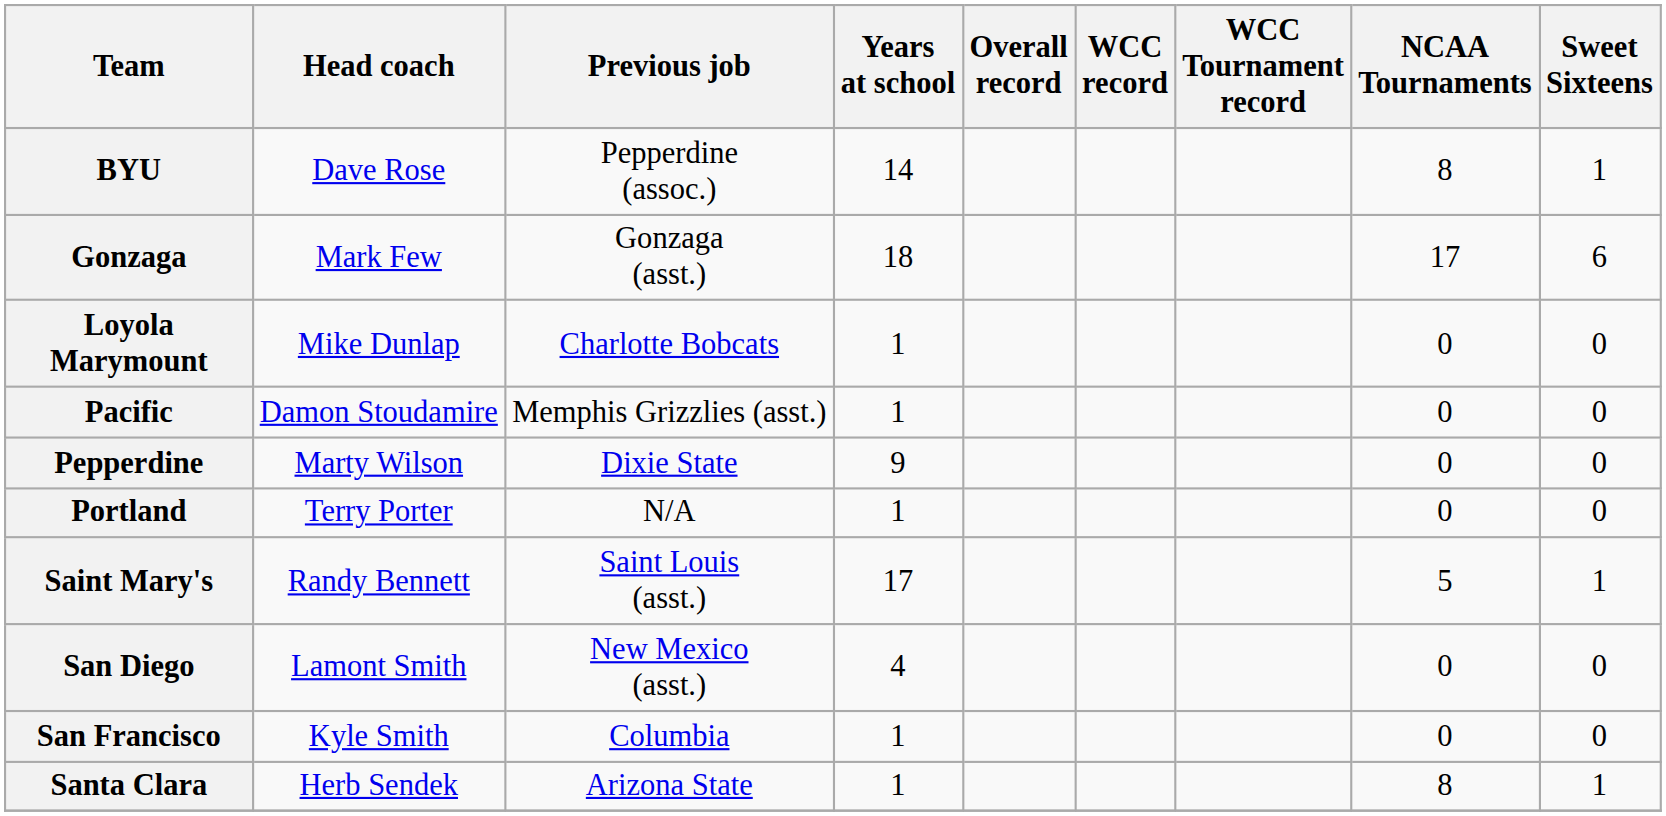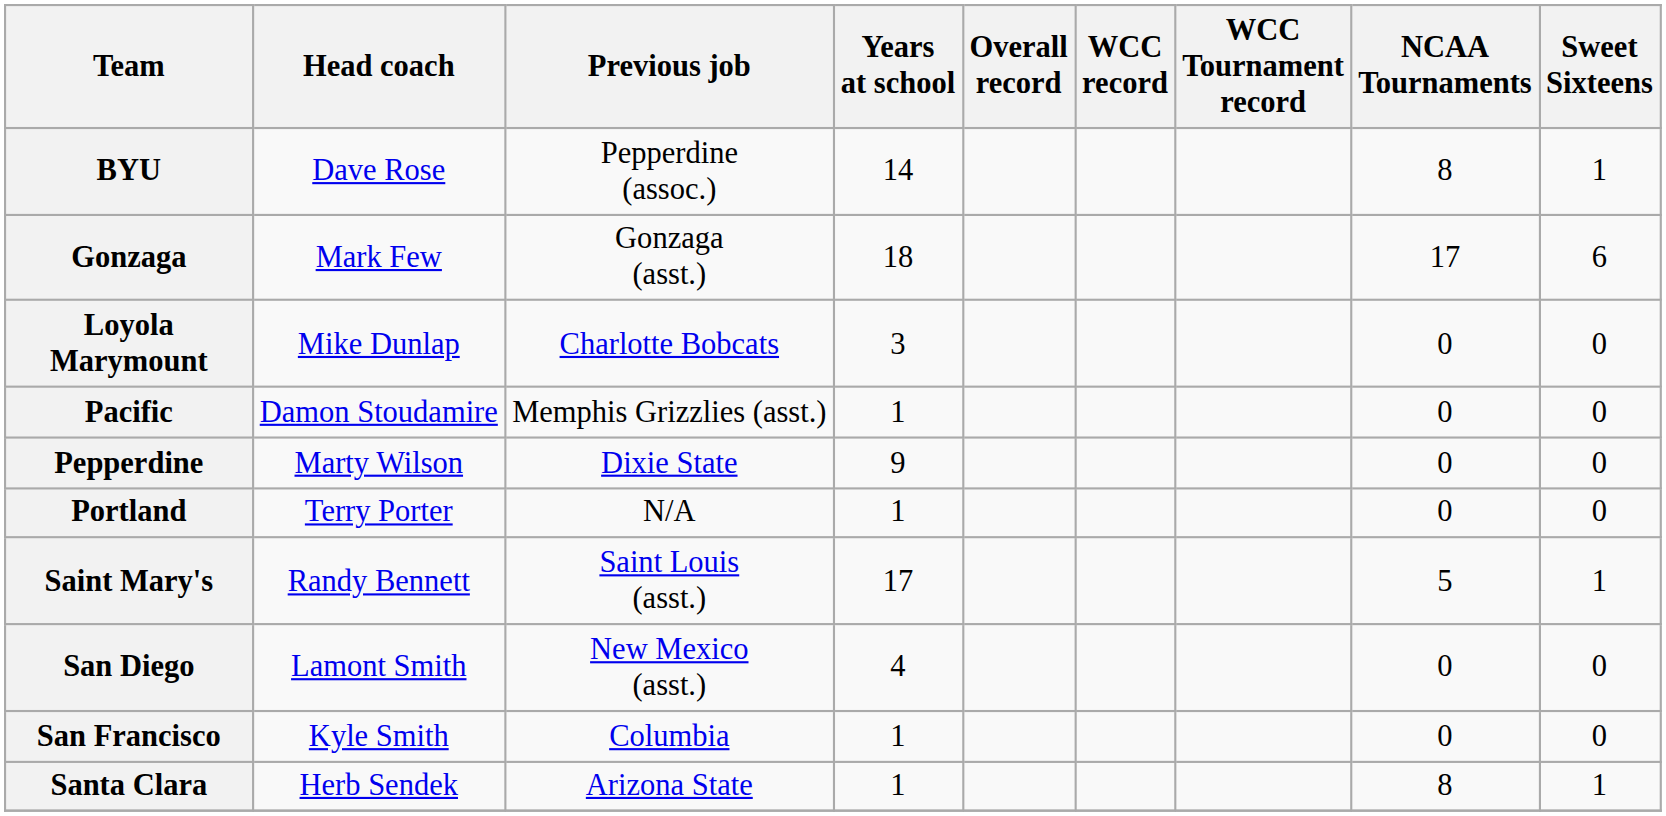(898, 343) 1 -> (898, 343) 3
